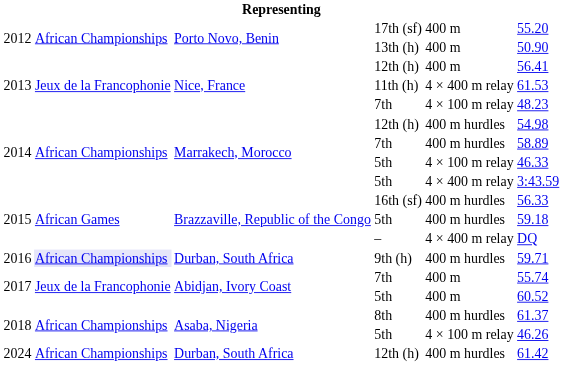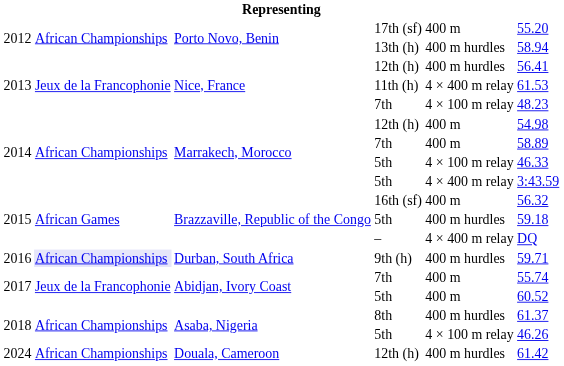(443, 47) 400 m -> (465, 47) 400 m hurdles
(533, 47) 50.90 -> (533, 47) 58.94
(443, 66) 400 m -> (465, 66) 400 m hurdles
(465, 124) 400 m hurdles -> (443, 124) 400 m
(465, 143) 400 m hurdles -> (443, 143) 400 m
(465, 200) 400 m hurdles -> (443, 200) 400 m
(533, 200) 56.33 -> (533, 200) 56.32
(234, 354) Durban, South Africa -> (227, 354) Douala, Cameroon
